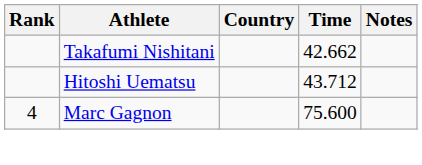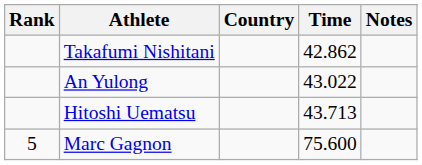(330, 50) 42.662 -> (330, 50) 42.862
+ row: (106, 81)
(330, 81) 43.712 -> (330, 112) 43.713
(32, 112) 4 -> (32, 143) 5
